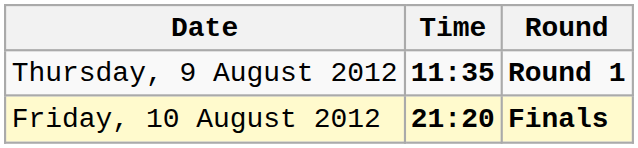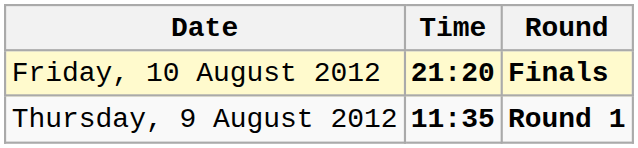rows swapped: (205, 73) <-> (196, 119)
